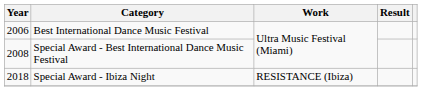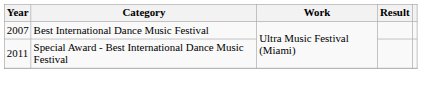(18, 30) 2006 -> (18, 30) 2007
(18, 53) 2008 -> (18, 53) 2011
- row: (94, 77)
